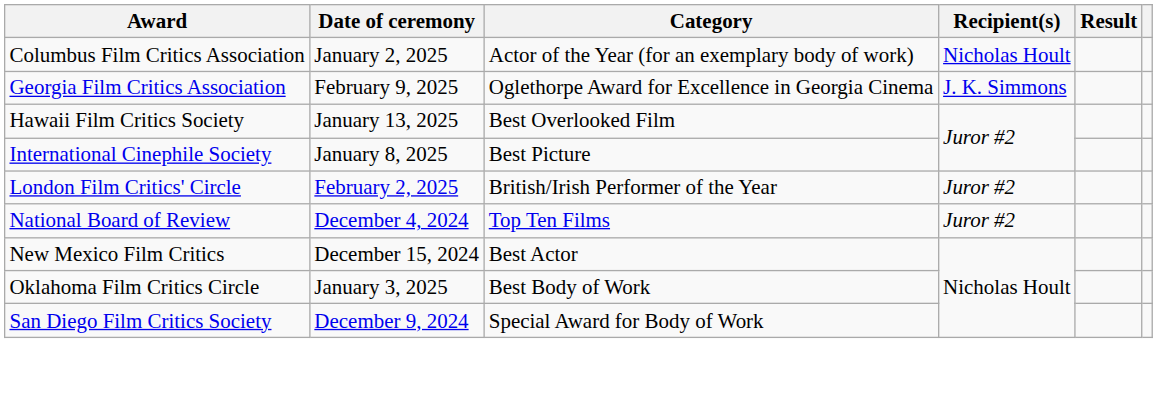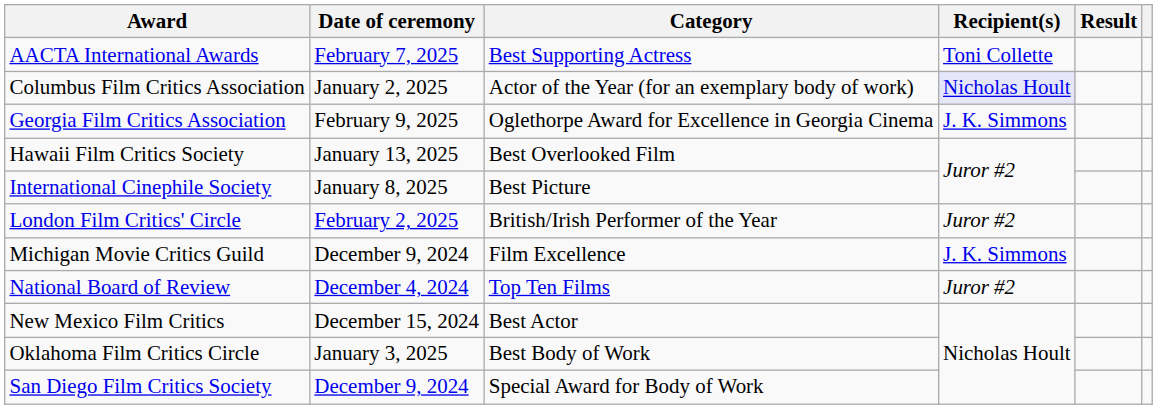+ row: (134, 54)
(1007, 54) no background -> (1007, 87) lavender background
+ row: (137, 253)
